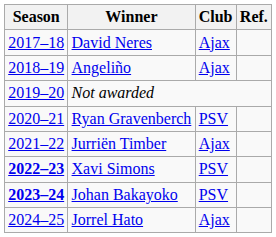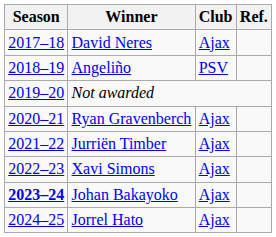(214, 67) Ajax -> (213, 67) PSV
(213, 118) PSV -> (214, 118) Ajax
(36, 169) bold -> (36, 169) normal
(213, 169) PSV -> (214, 169) Ajax
(213, 194) PSV -> (214, 194) Ajax
